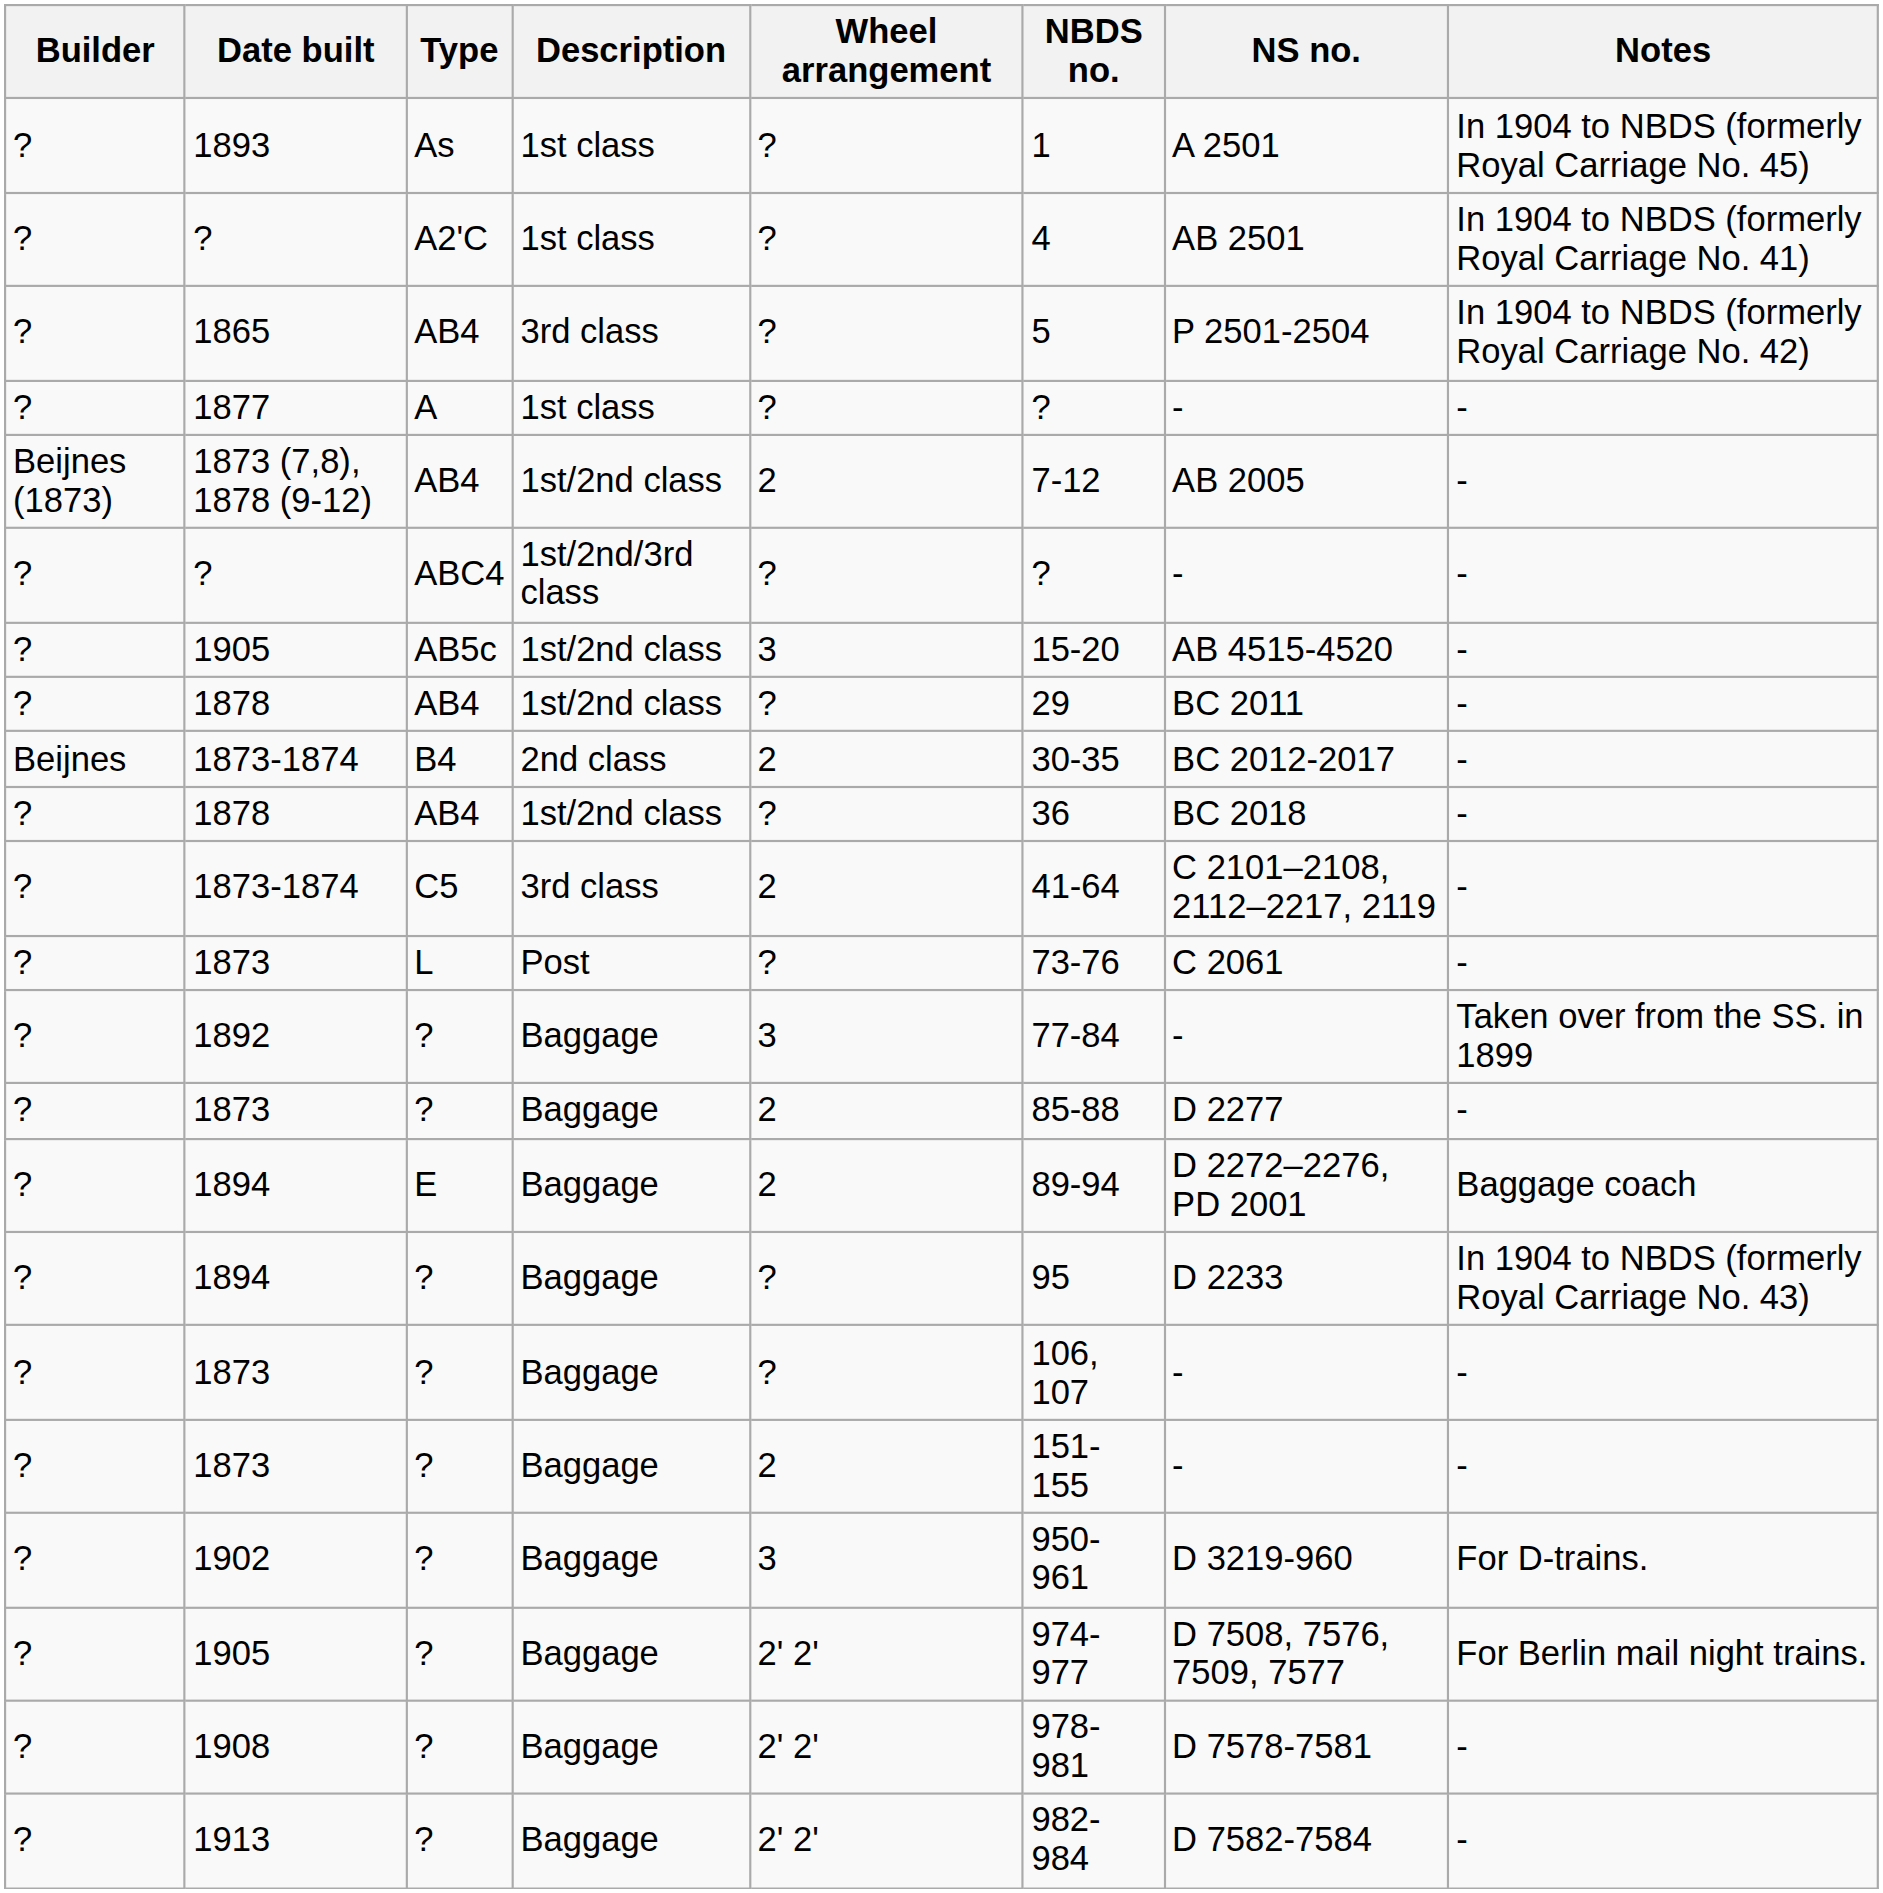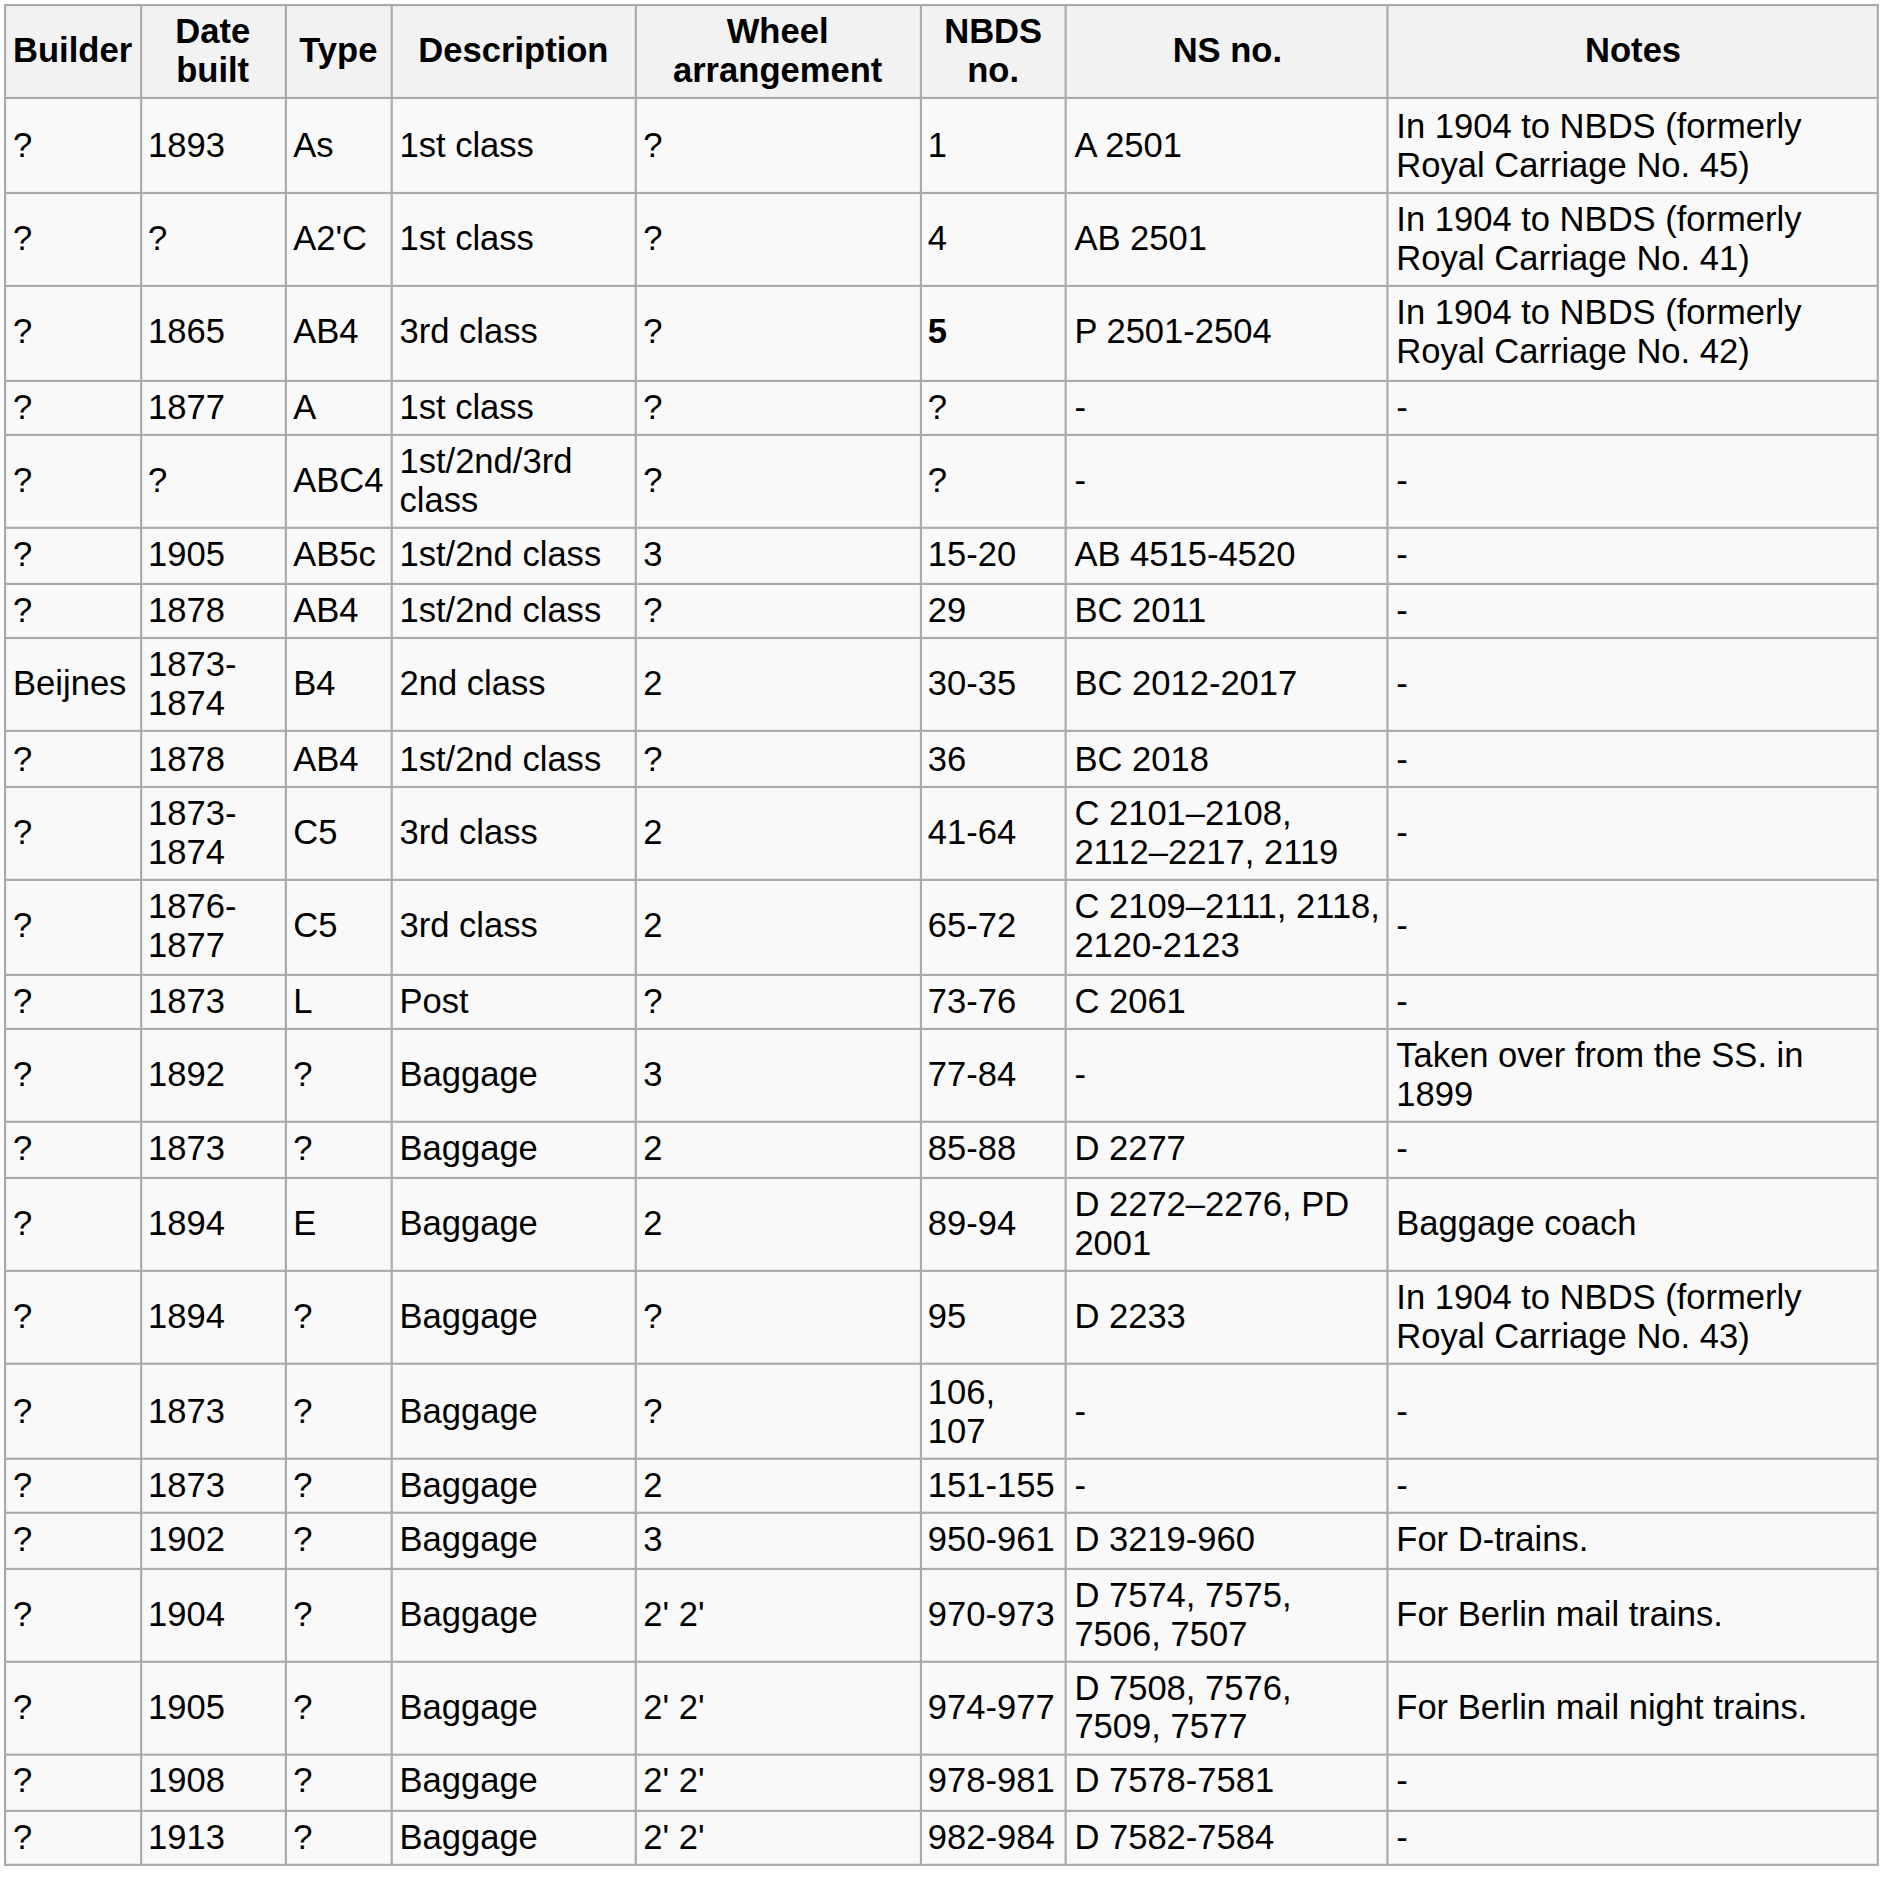(1041, 332) normal -> (937, 332) bold
- row: (283, 480)
+ row: (192, 926)
+ row: (186, 1614)
